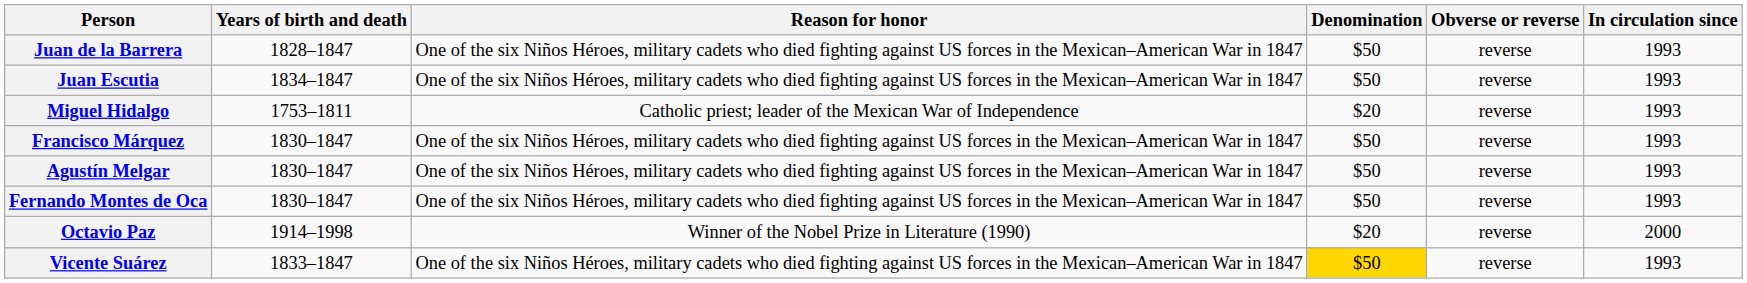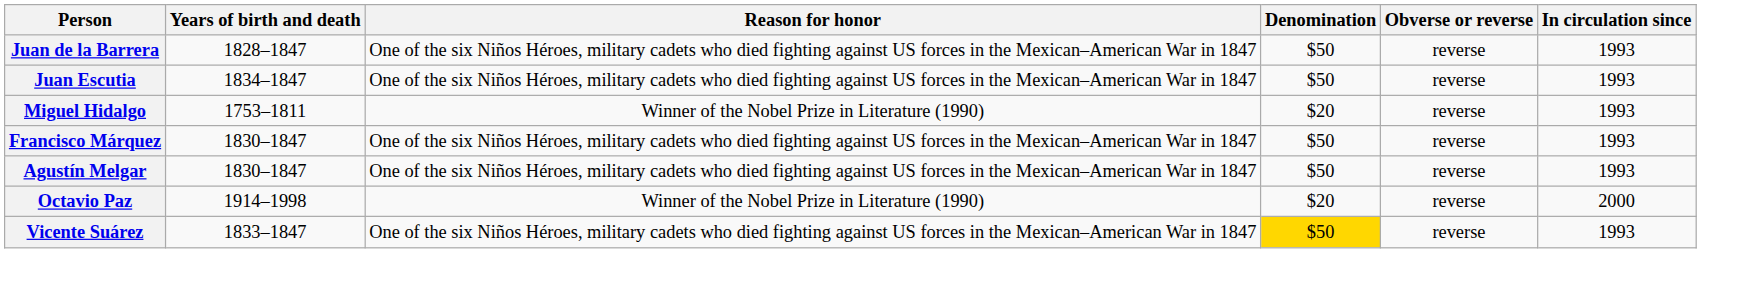(859, 110) Catholic priest; leader of the Mexican War of Independence -> (813, 110) Winner of the Nobel Prize in Literature (1990)
- row: (108, 201)
